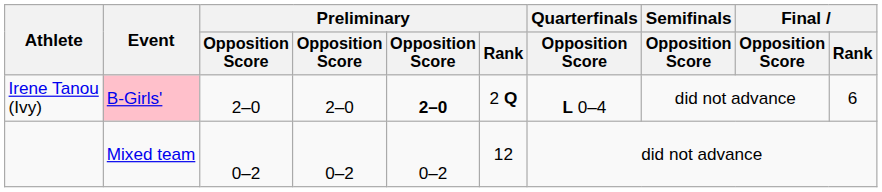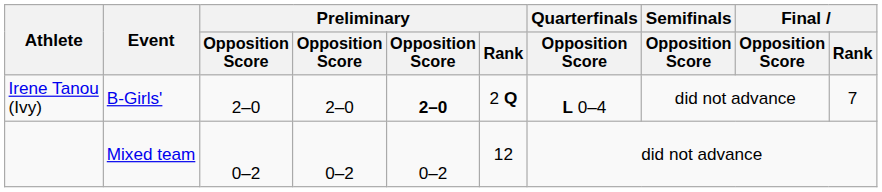(135, 99) pink background -> (135, 99) no background
(853, 99) 6 -> (853, 99) 7
